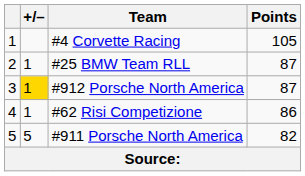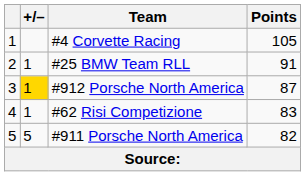(288, 64) 87 -> (288, 64) 91
(288, 112) 86 -> (288, 112) 83
